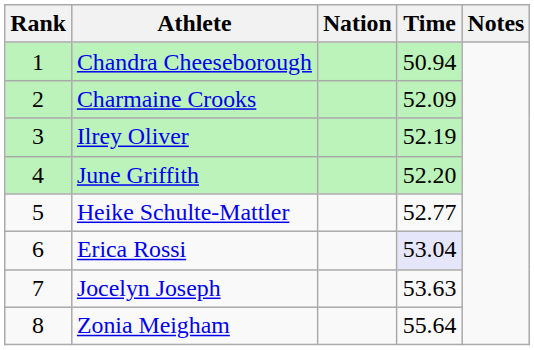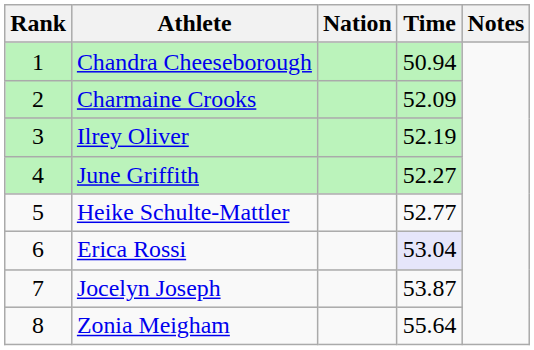(430, 174) 52.20 -> (430, 174) 52.27
(430, 288) 53.63 -> (430, 288) 53.87
